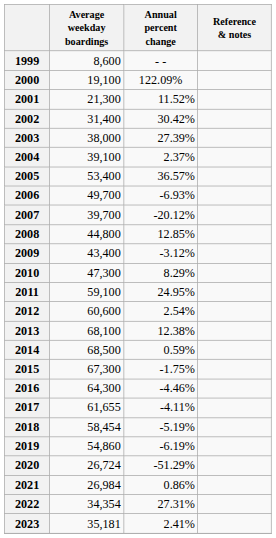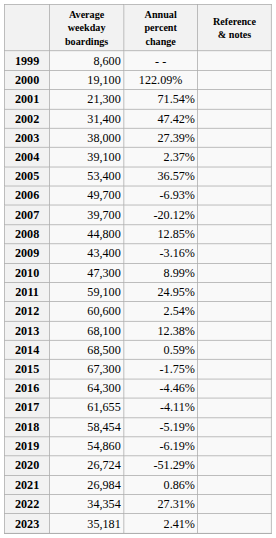(176, 99) 11.52% -> (176, 99) 71.54%
(176, 118) 30.42% -> (176, 118) 47.42%
(177, 253) -3.12% -> (177, 253) -3.16%
(179, 272) 8.29% -> (179, 272) 8.99%
